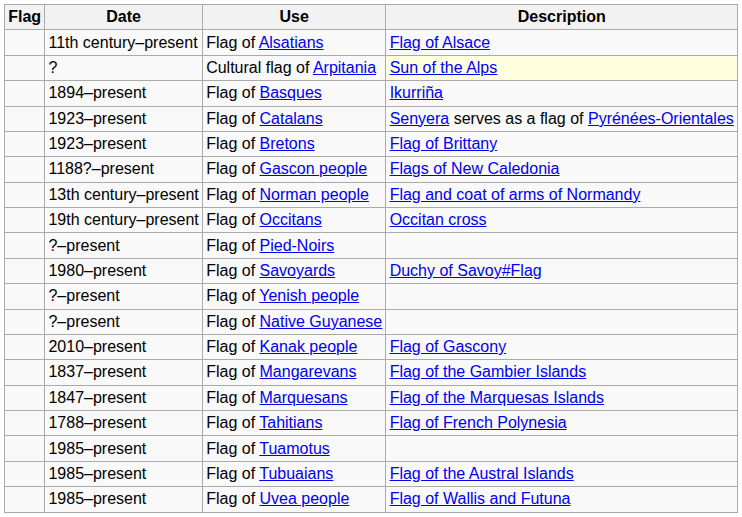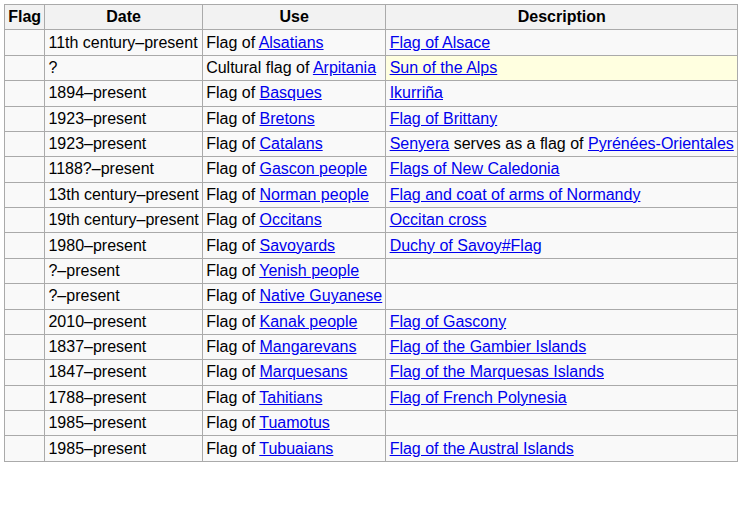rows swapped: (260, 144) <-> (264, 118)
- row: (270, 245)
- row: (278, 499)
